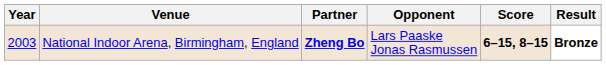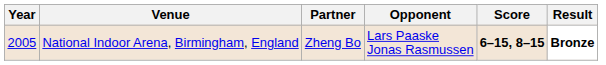(22, 43) 2003 -> (22, 43) 2005
(335, 43) bold -> (333, 43) normal
